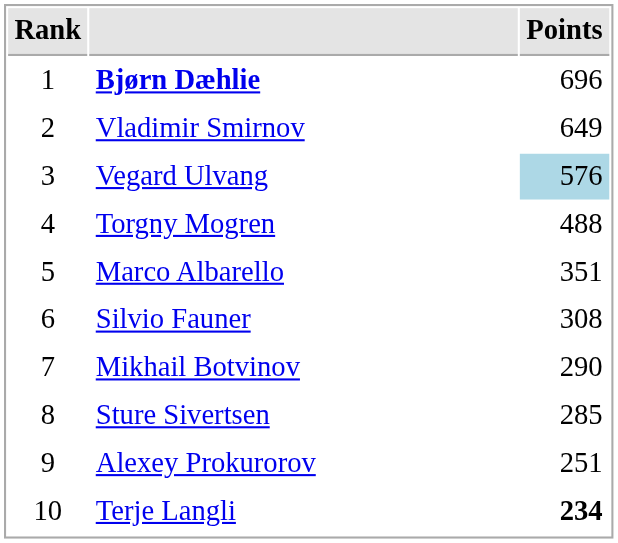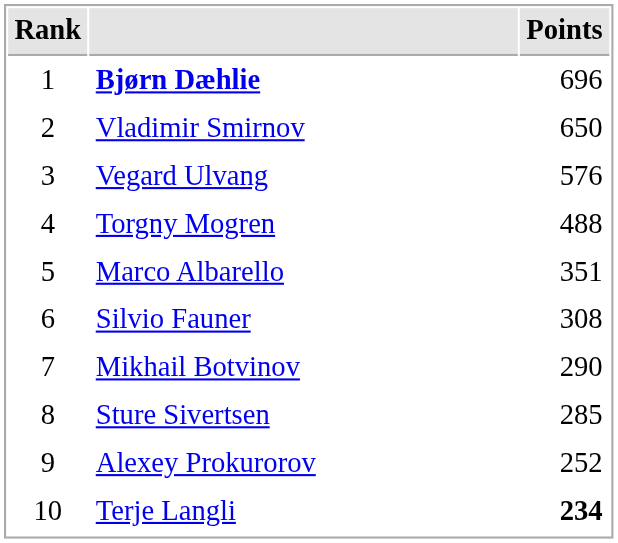(581, 128) 649 -> (581, 128) 650
(581, 176) lightblue background -> (581, 176) no background
(581, 463) 251 -> (581, 463) 252
